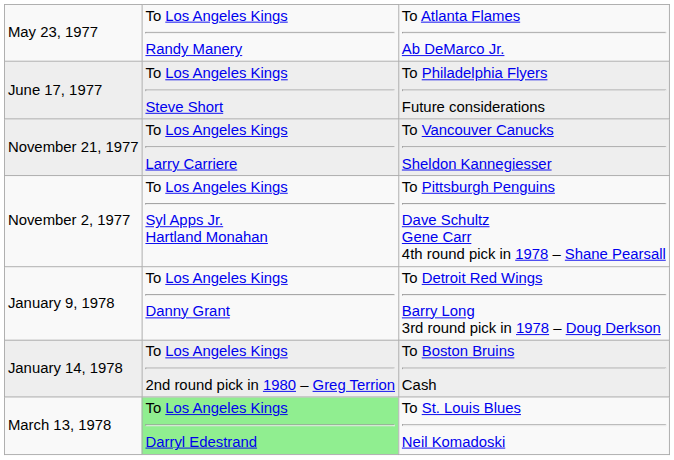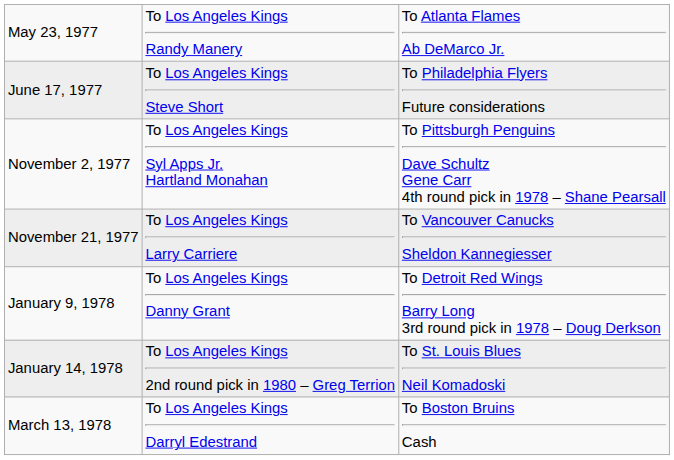rows swapped: (69, 221) <-> (73, 147)
(534, 368) To Boston Bruins Cash -> (534, 368) To St. Louis Blues Neil Komadoski
(270, 425) lightgreen background -> (270, 425) no background
(534, 425) To St. Louis Blues Neil Komadoski -> (534, 425) To Boston Bruins Cash
